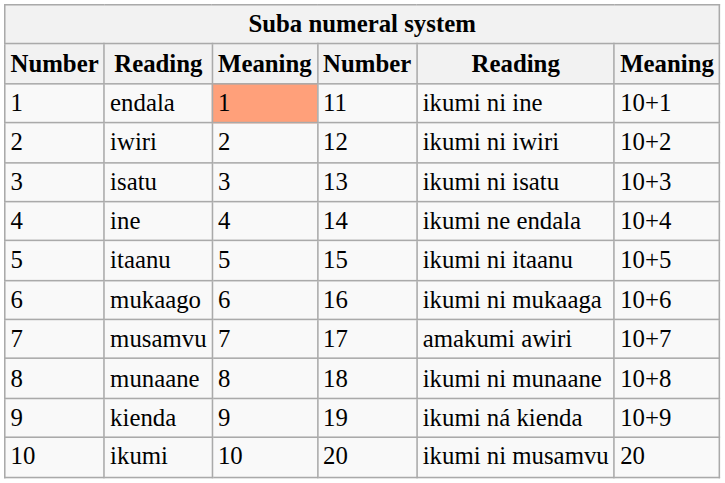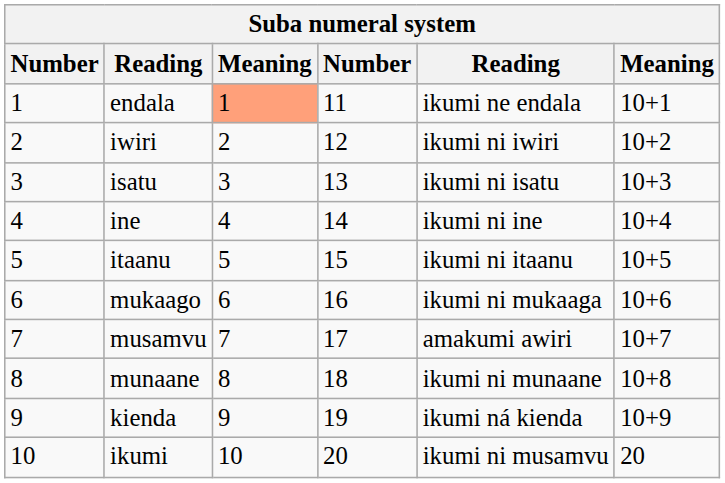(483, 102) ikumi ni ine -> (502, 102) ikumi ne endala
(502, 220) ikumi ne endala -> (483, 220) ikumi ni ine
